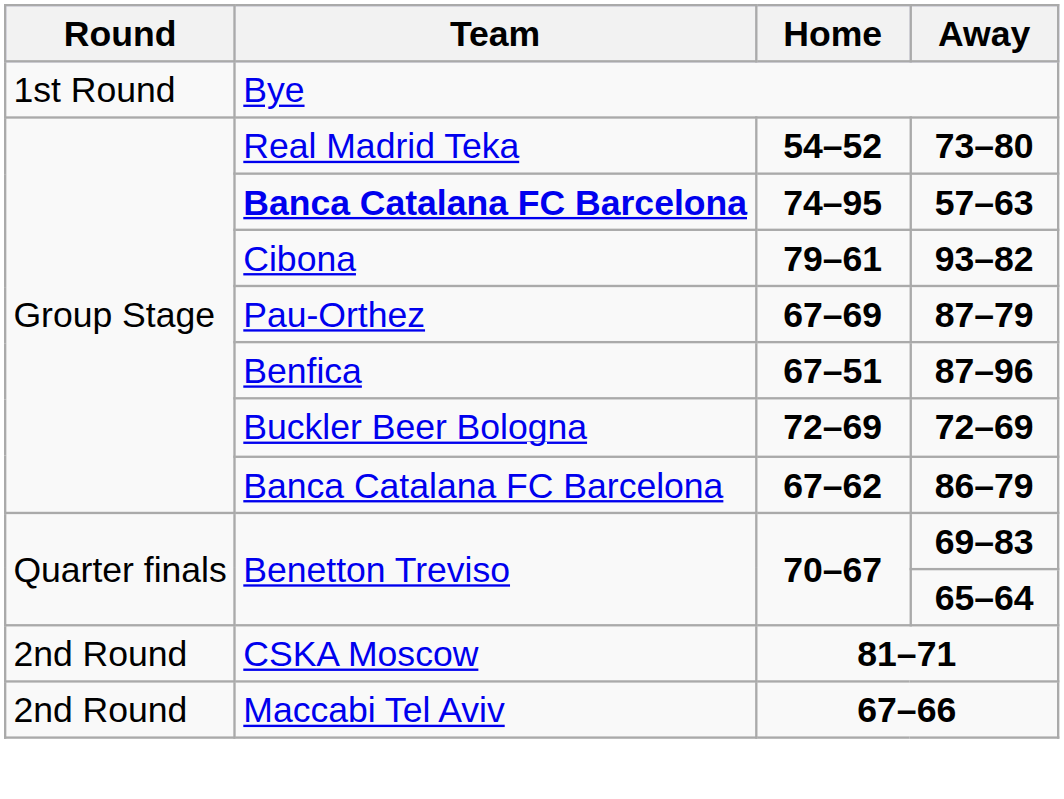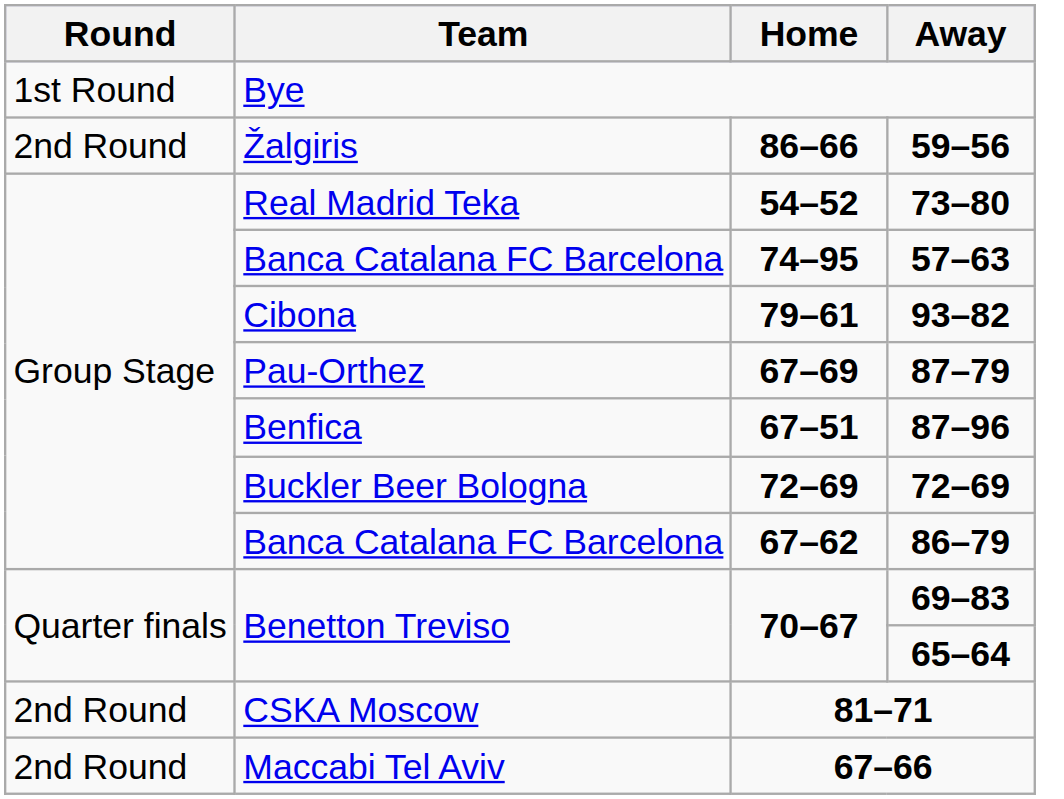+ row: (960, 146)
(495, 202) bold -> (483, 259) normal
